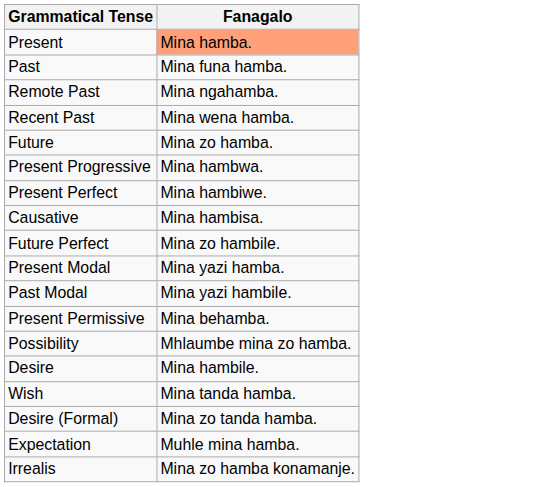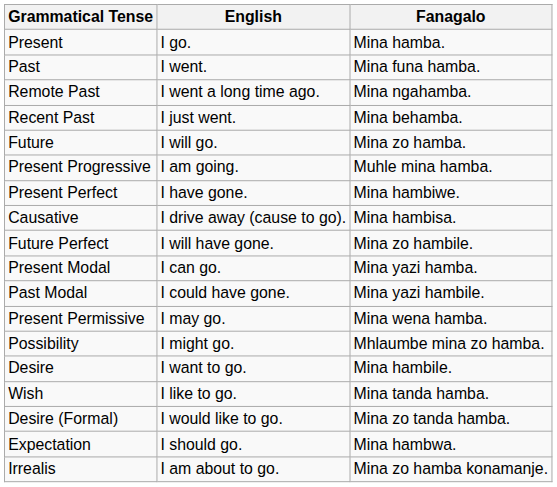+ column: (253, 17)
(206, 42) lightsalmon background -> (399, 42) no background
(227, 117) Mina wena hamba. -> (408, 117) Mina behamba.
(212, 167) Mina hambwa. -> (423, 167) Muhle mina hamba.
(215, 318) Mina behamba. -> (420, 318) Mina wena hamba.
(230, 444) Muhle mina hamba. -> (405, 444) Mina hambwa.
